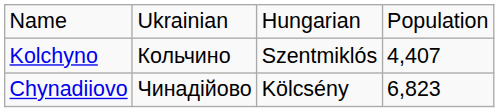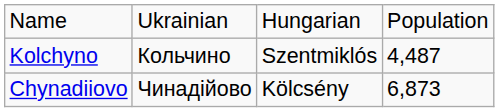(414, 55) 4,407 -> (414, 55) 4,487
(414, 89) 6,823 -> (414, 89) 6,873
